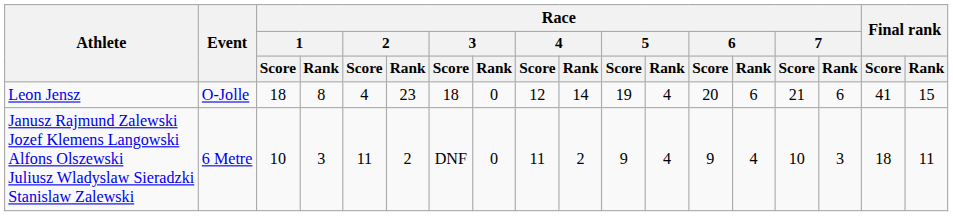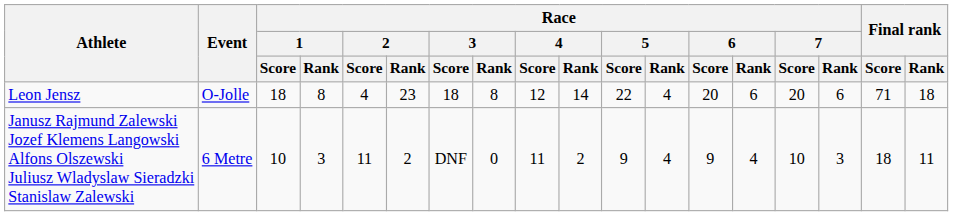(494, 95) 0 -> (494, 95) 8
(624, 95) 19 -> (624, 95) 22
(797, 95) 21 -> (797, 95) 20
(883, 95) 41 -> (883, 95) 71
(926, 95) 15 -> (926, 95) 18
